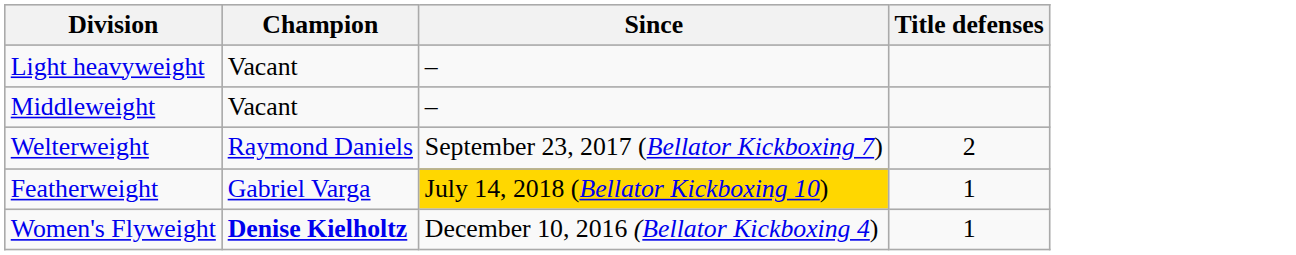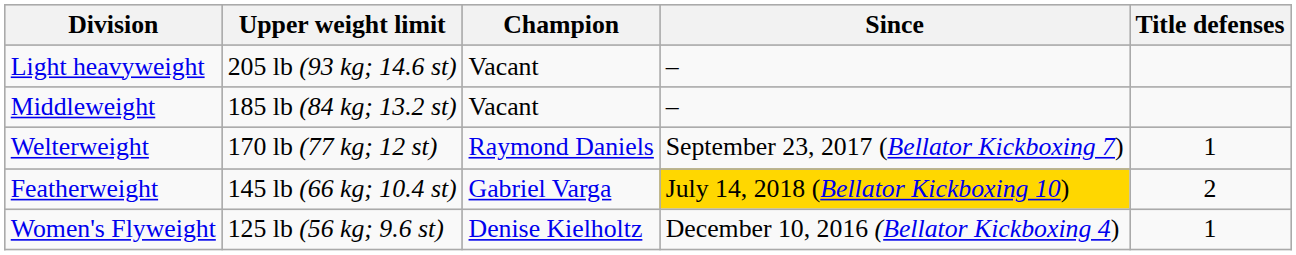+ column: (342, 24)
(969, 147) 2 -> (1210, 147) 1
(969, 188) 1 -> (1210, 188) 2
(317, 229) bold -> (555, 229) normal
